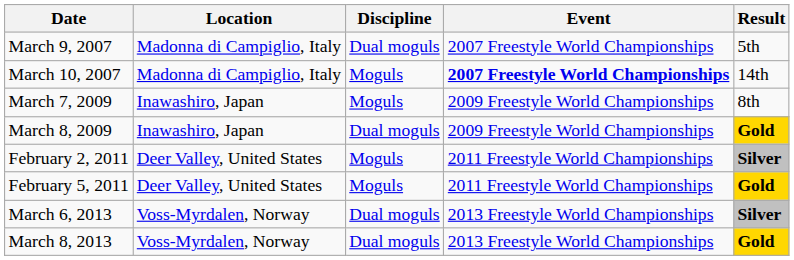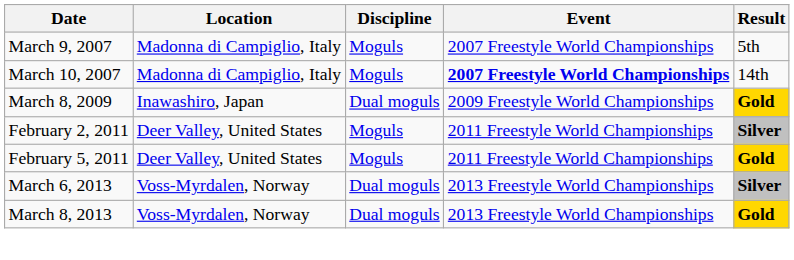(394, 46) Dual moguls -> (376, 46) Moguls
- row: (60, 102)
